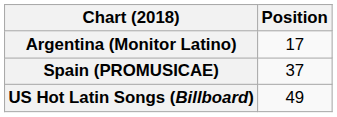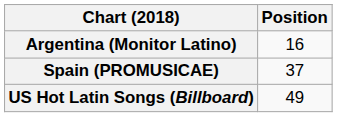(295, 44) 17 -> (295, 44) 16
